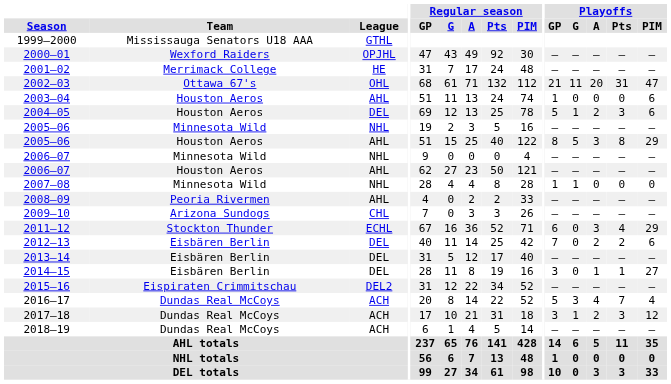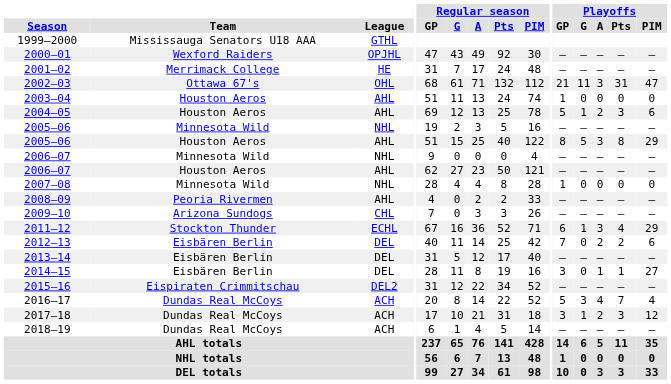(596, 83) 20 -> (600, 83) 3
(652, 98) 6 -> (652, 98) 0
(379, 112) DEL -> (384, 112) AHL
(576, 185) 1 -> (584, 185) 0
(576, 228) 0 -> (584, 228) 1
